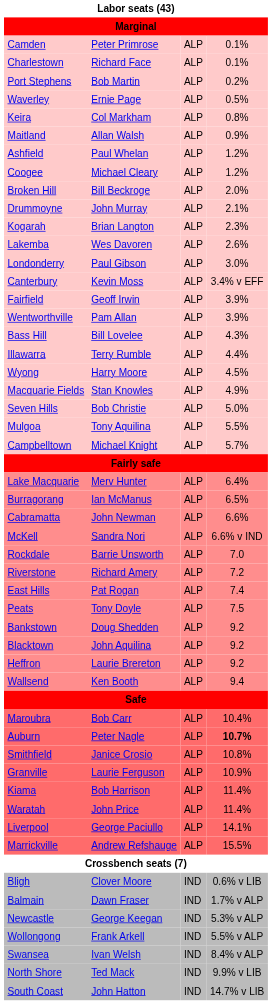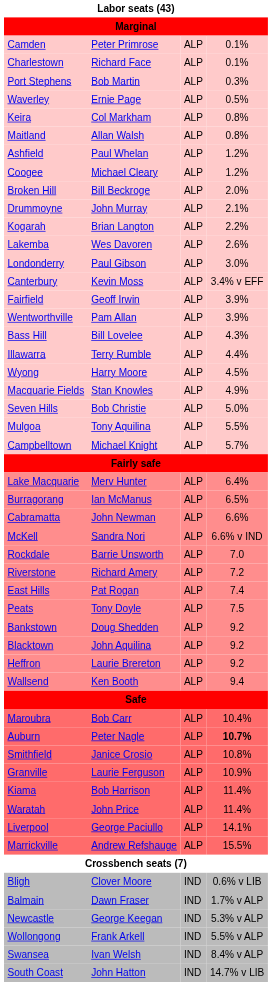(237, 81) 0.2% -> (237, 81) 0.3%
(237, 136) 0.9% -> (237, 136) 0.8%
(237, 227) 2.3% -> (237, 227) 2.2%
- row: (35, 973)
